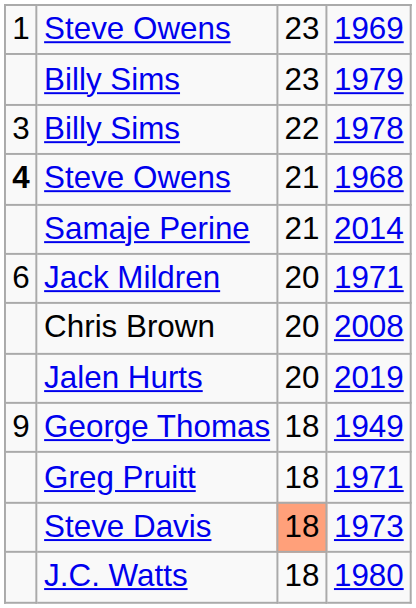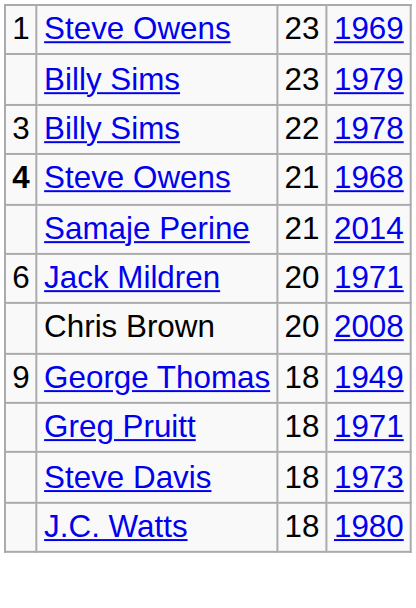- row: (123, 377)
(302, 526) lightsalmon background -> (302, 476) no background
